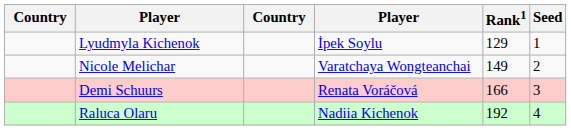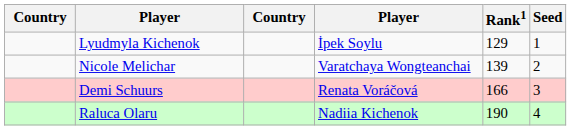(497, 66) 149 -> (497, 66) 139
(497, 113) 192 -> (497, 113) 190
